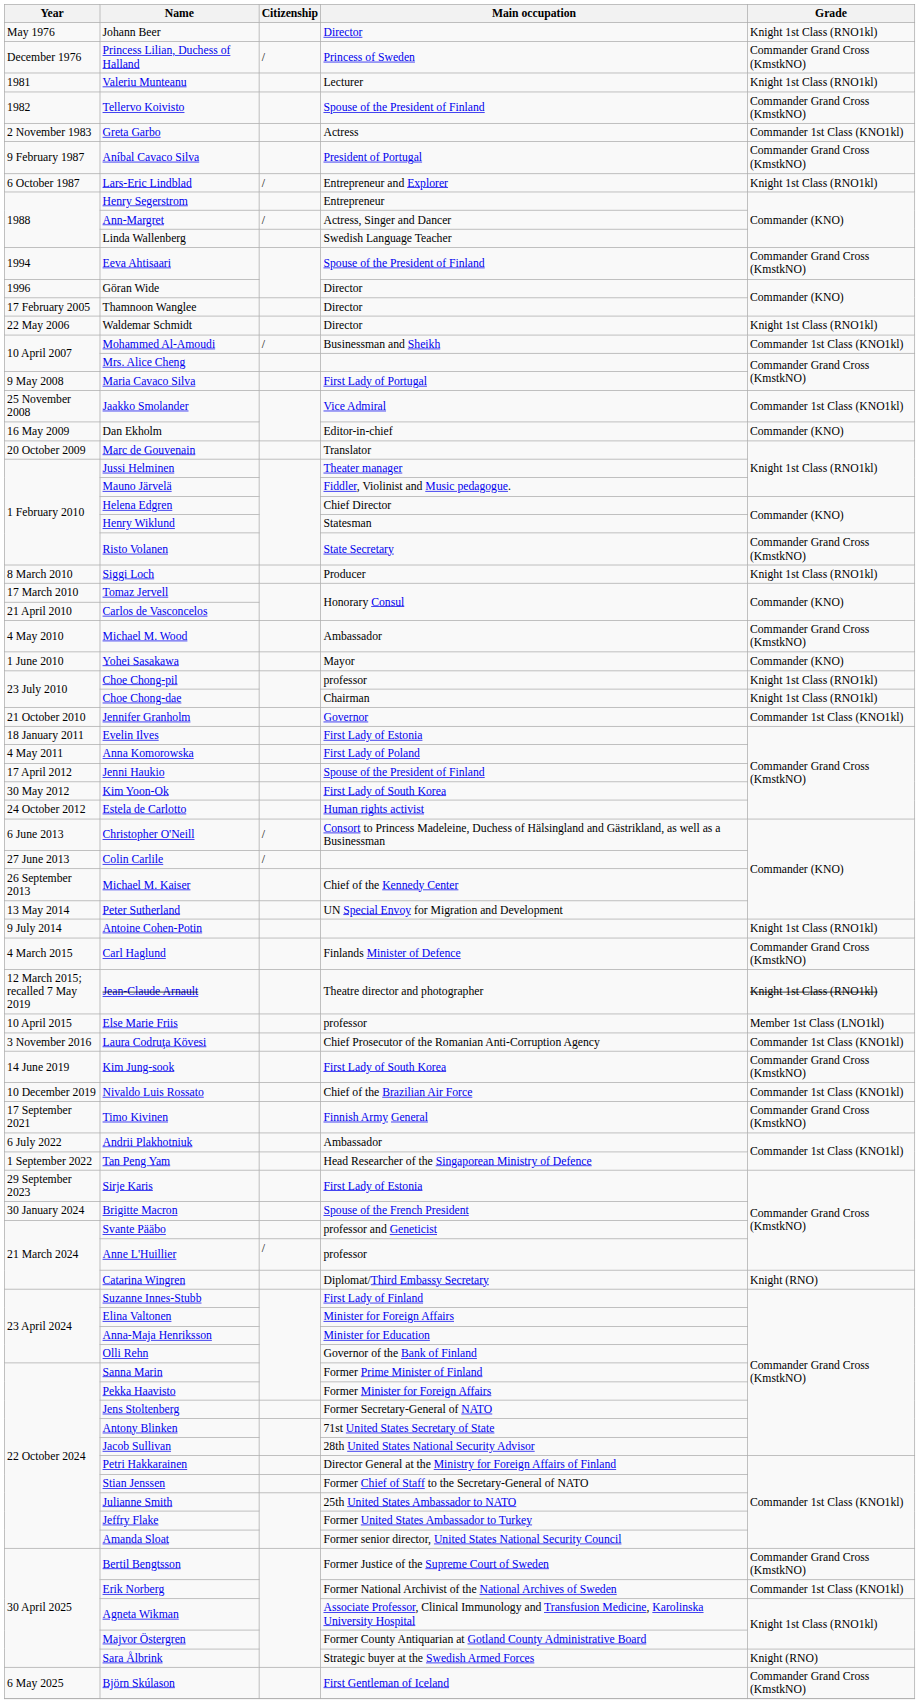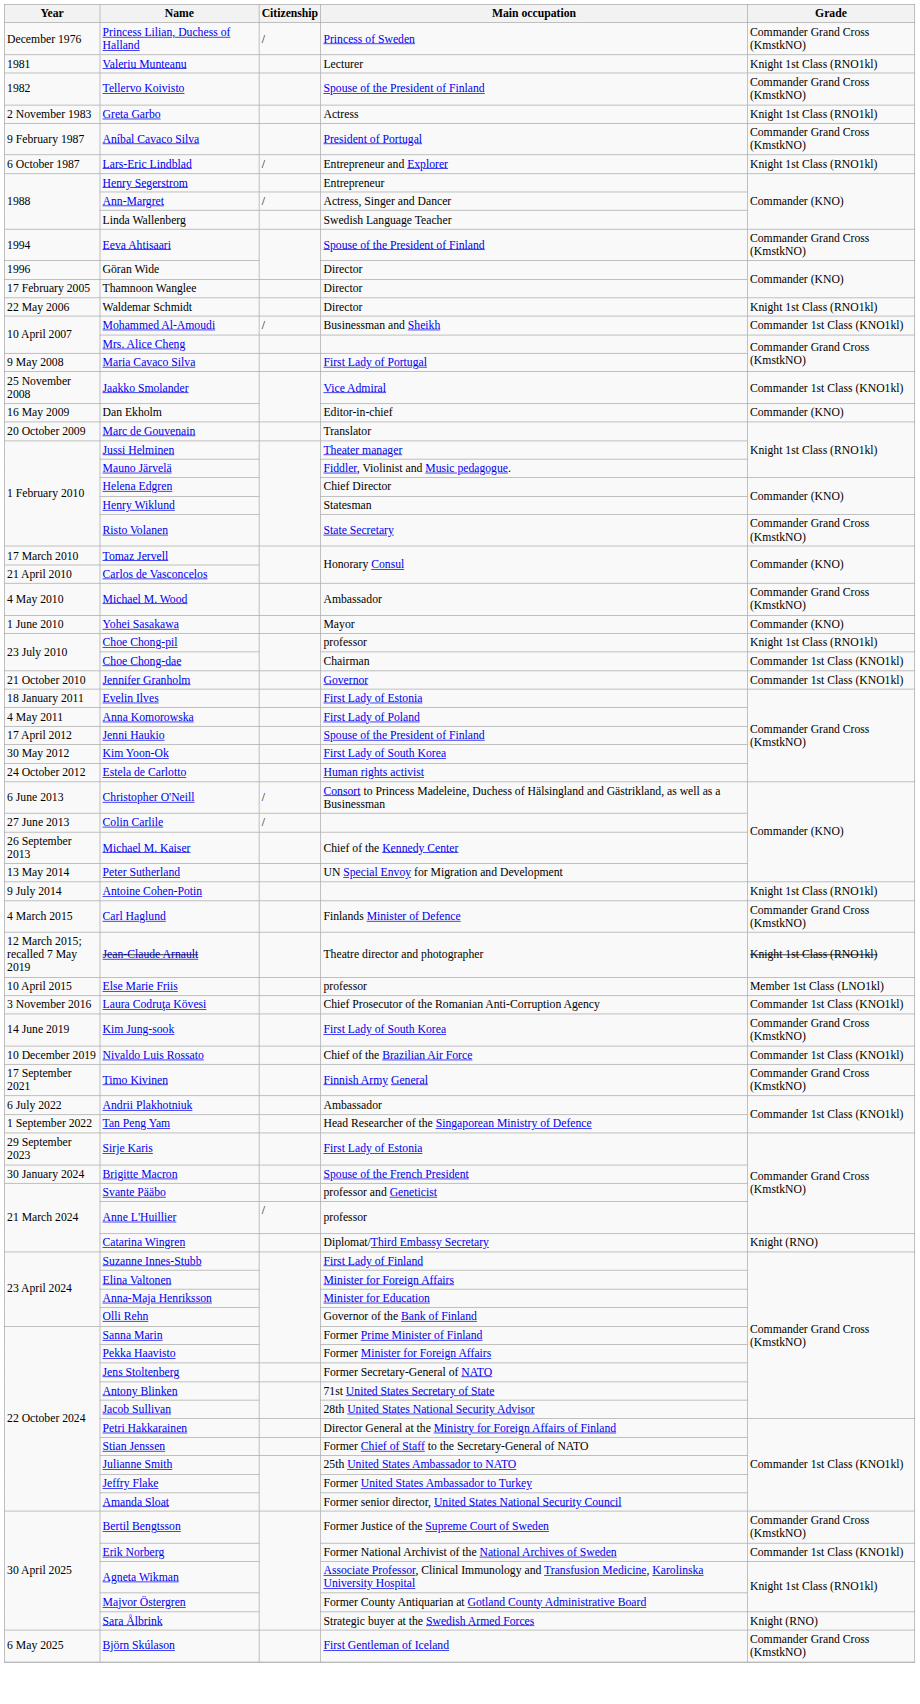- row: (132, 32)
(827, 132) Commander 1st Class (KNO1kl) -> (814, 114) Knight 1st Class (RNO1kl)
- row: (128, 574)
(814, 698) Knight 1st Class (RNO1kl) -> (827, 661) Commander 1st Class (KNO1kl)
